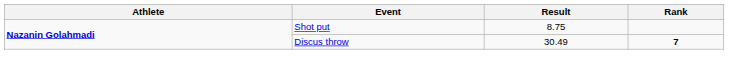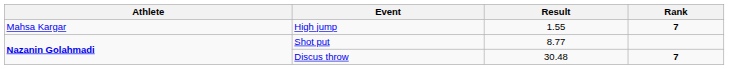+ row: (316, 27)
(556, 27) 8.75 -> (556, 42) 8.77
(556, 42) 30.49 -> (556, 57) 30.48
